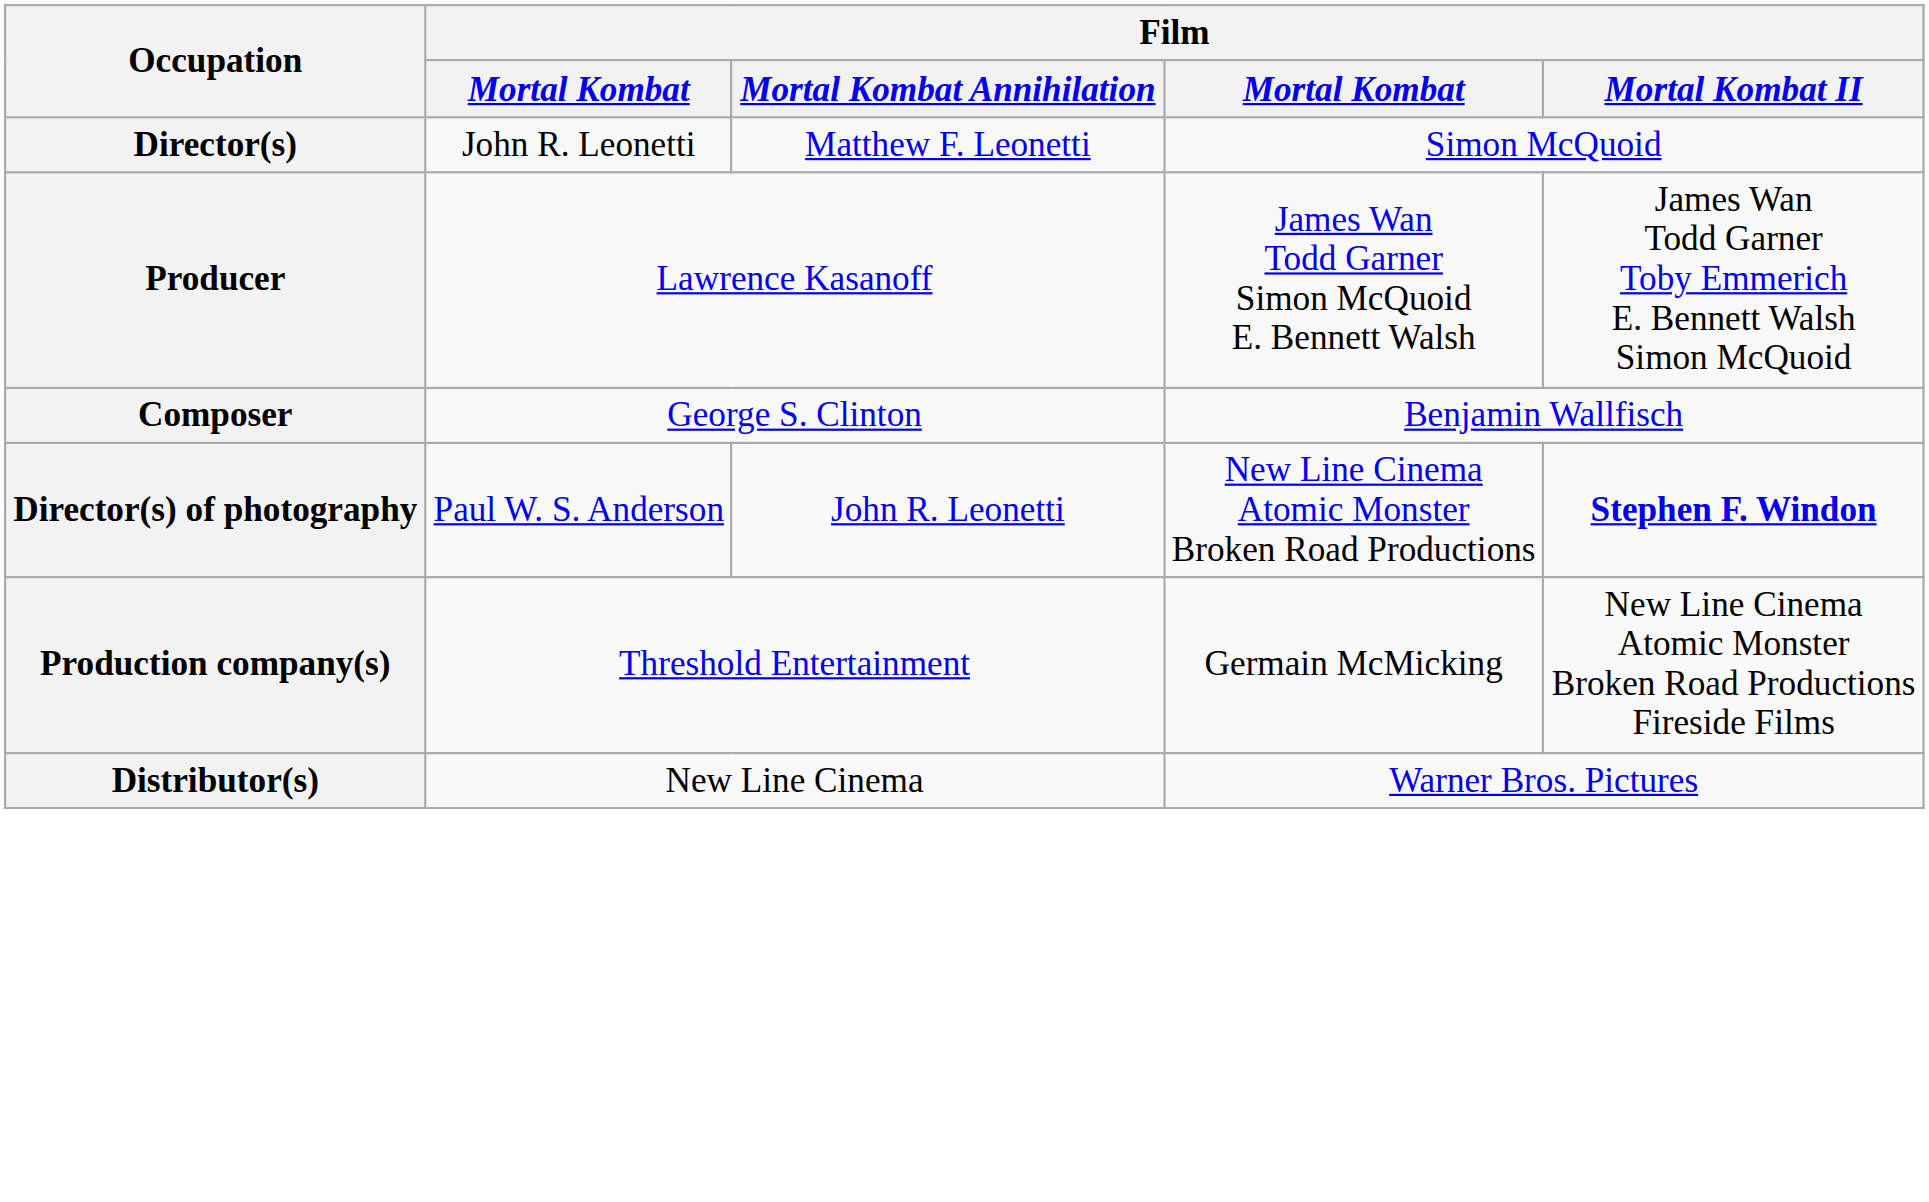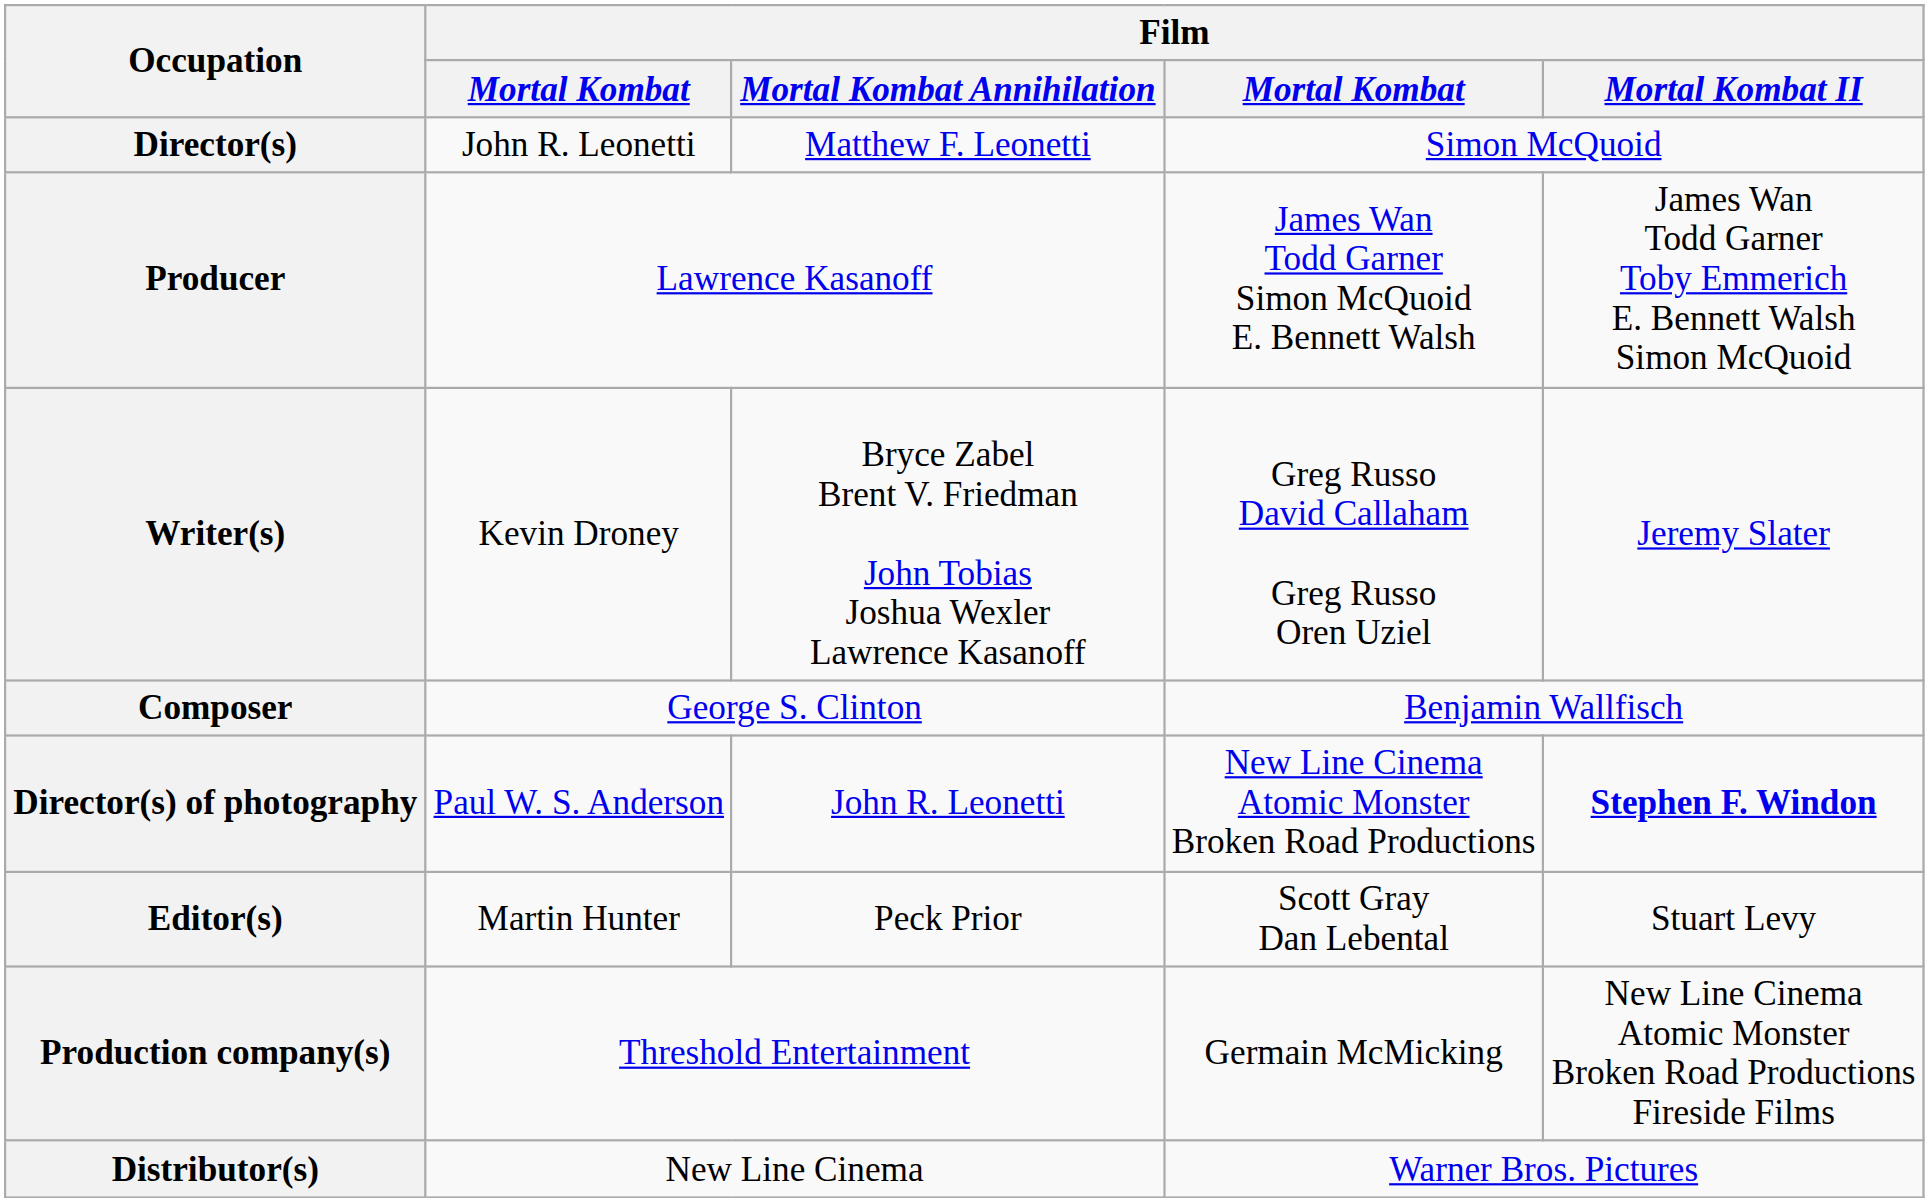+ row: (215, 532)
+ row: (215, 918)
